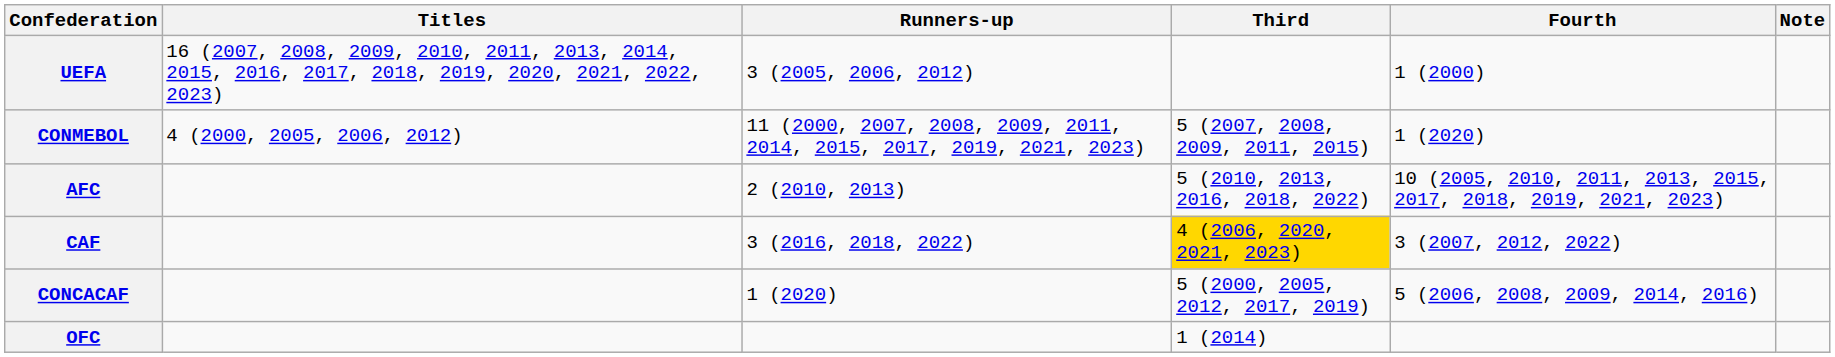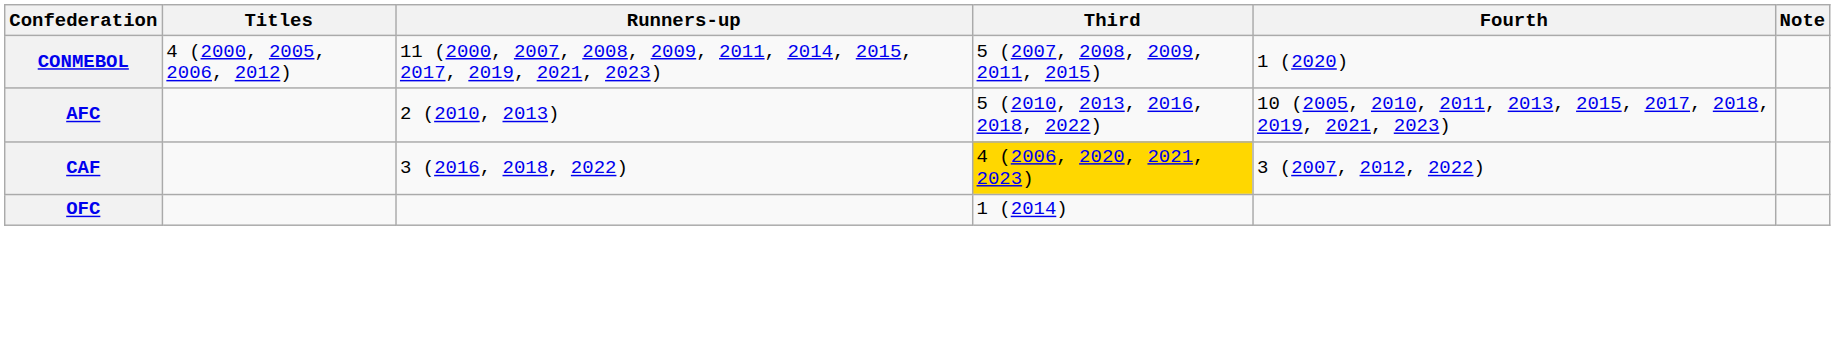- row: (83, 73)
- row: (83, 295)
